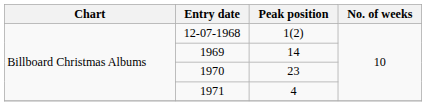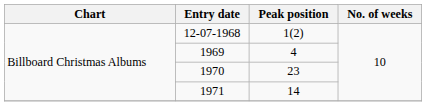(293, 52) 14 -> (293, 52) 4
(293, 91) 4 -> (293, 91) 14
